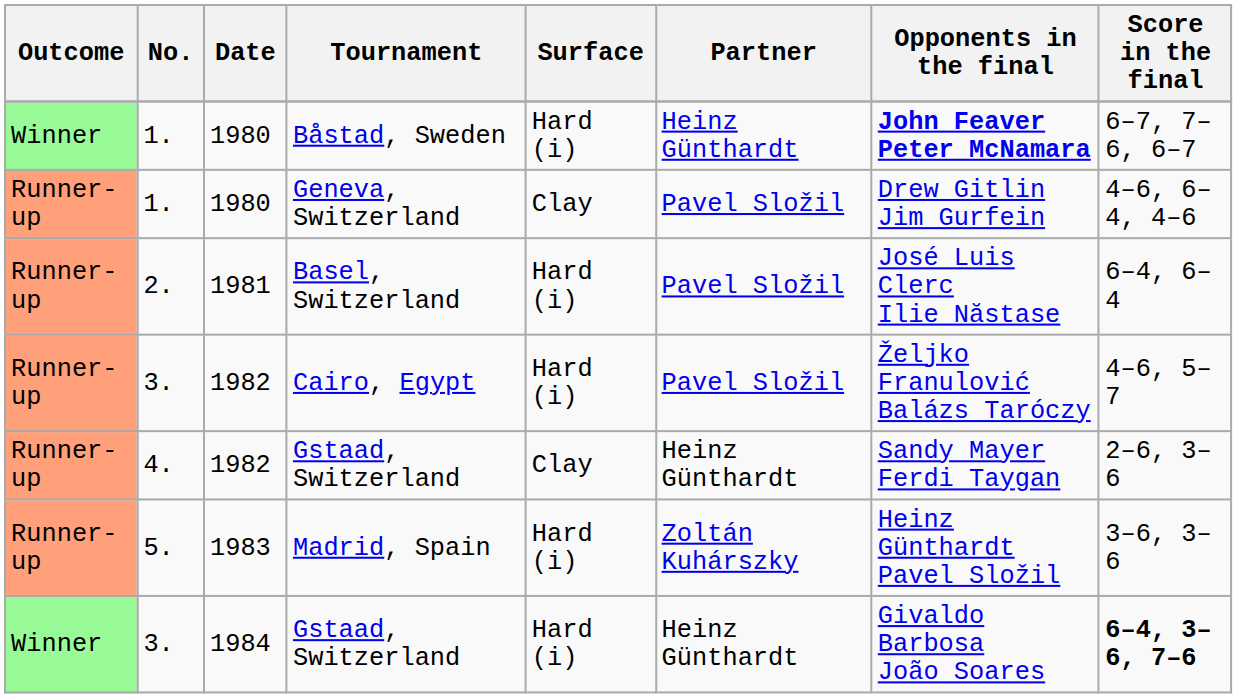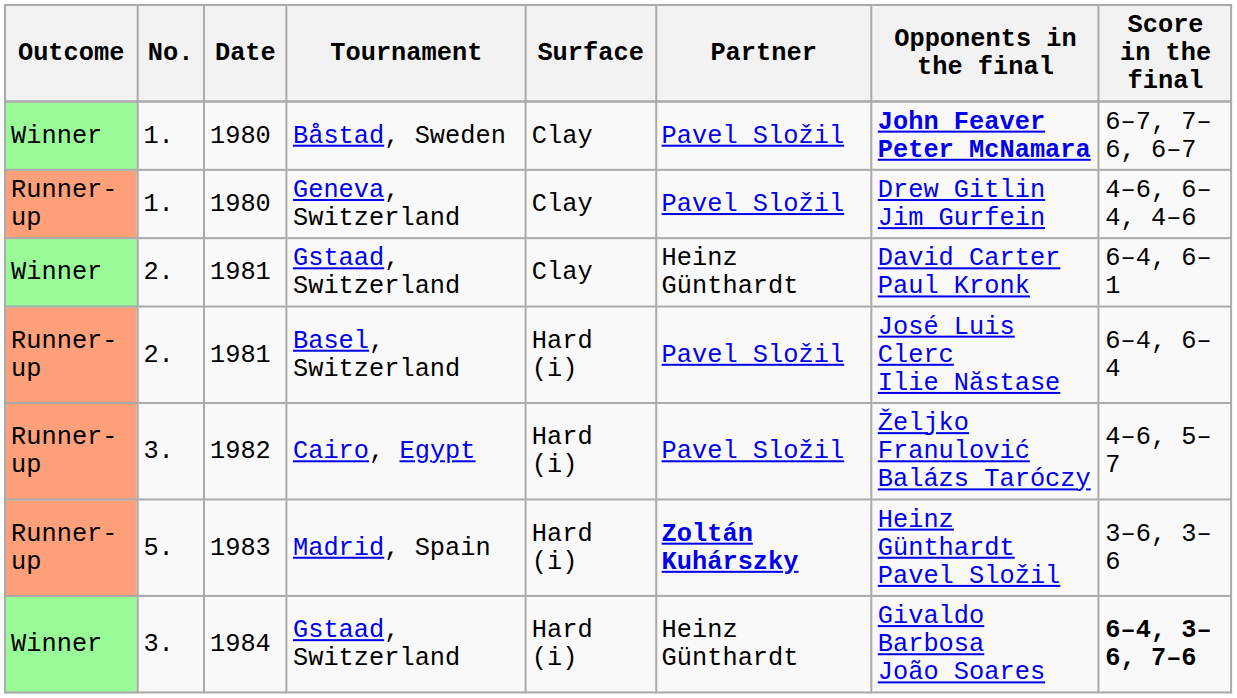(562, 135) Hard (i) -> (562, 135) Clay
(730, 135) Heinz Günthardt -> (753, 135) Pavel Složil
+ row: (159, 272)
- row: (159, 465)
(730, 548) normal -> (730, 548) bold
